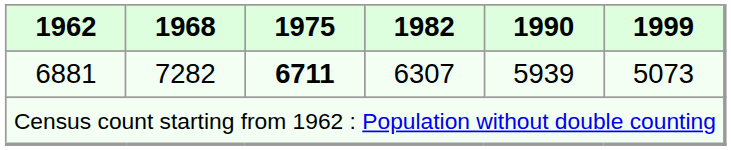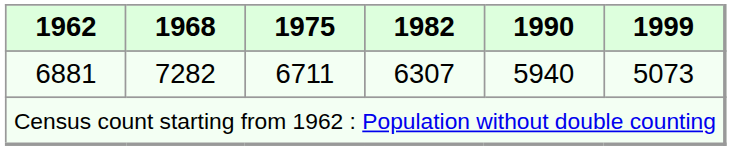(305, 73) bold -> (305, 73) normal
(544, 73) 5939 -> (544, 73) 5940
